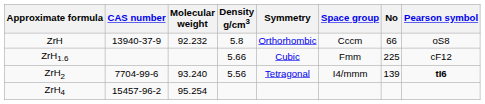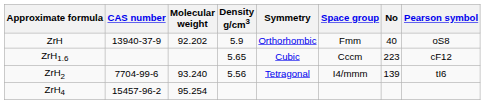(192, 40) 92.232 -> (192, 40) 92.202
(237, 40) 5.8 -> (237, 40) 5.9
(350, 40) Cccm -> (350, 40) Fmm
(392, 40) 66 -> (392, 40) 40
(237, 56) 5.66 -> (237, 56) 5.65
(350, 56) Fmm -> (350, 56) Cccm
(392, 56) 225 -> (392, 56) 223
(441, 74) bold -> (441, 74) normal
